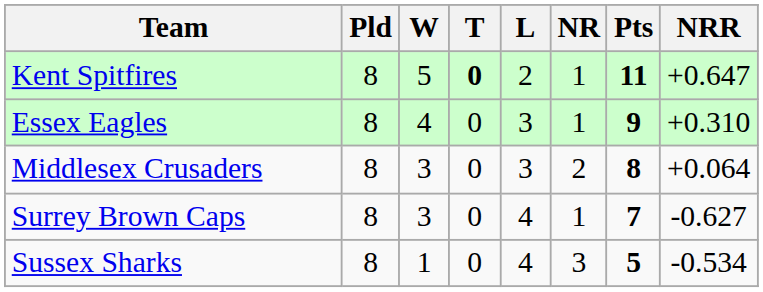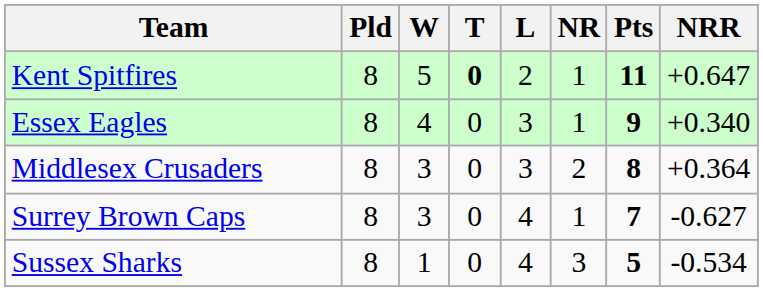(709, 121) +0.310 -> (709, 121) +0.340
(709, 168) +0.064 -> (709, 168) +0.364
